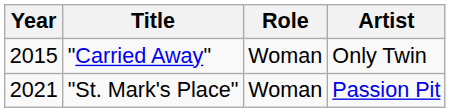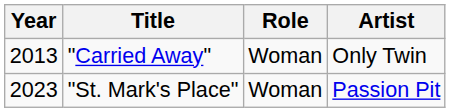(34, 55) 2015 -> (34, 55) 2013
(34, 90) 2021 -> (34, 90) 2023
